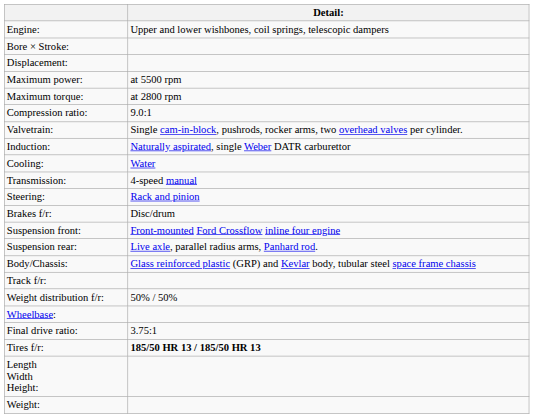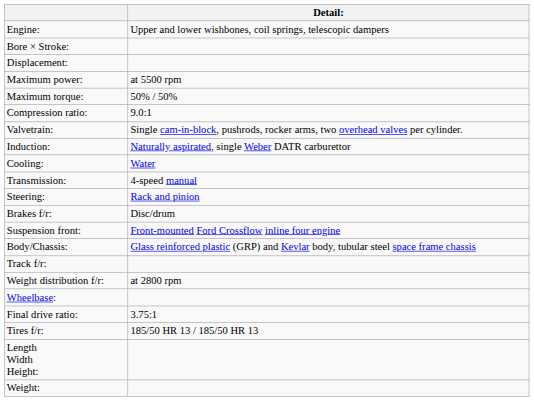(156, 96) at 2800 rpm -> (154, 96) 50% / 50%
- row: (42, 247)
(154, 297) 50% / 50% -> (156, 280) at 2800 rpm
(196, 347) bold -> (194, 331) normal
